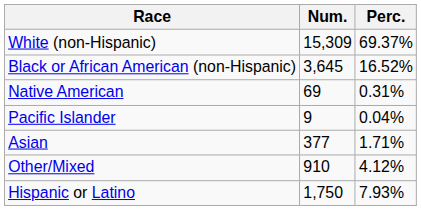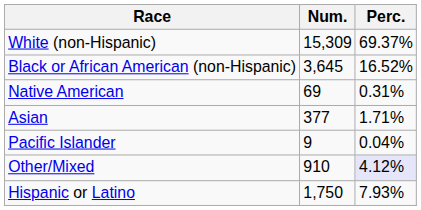rows swapped: (28, 142) <-> (62, 117)
(382, 167) no background -> (382, 167) lavender background
